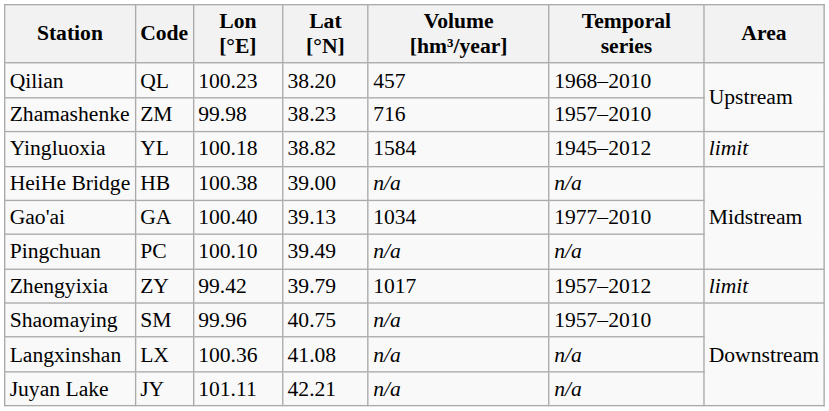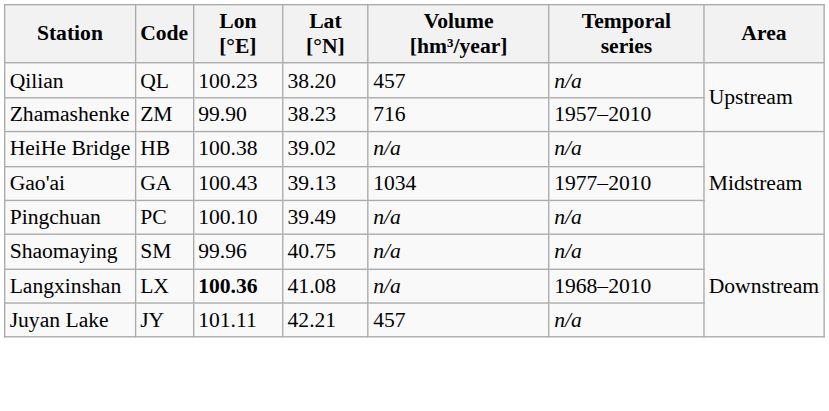(603, 80) 1968–2010 -> (568, 80) n/a
(222, 114) 99.98 -> (222, 114) 99.90
- row: (58, 148)
(312, 182) 39.00 -> (312, 148) 39.02
(228, 217) 100.40 -> (228, 182) 100.43
- row: (59, 285)
(603, 319) 1957–2010 -> (568, 251) n/a
(228, 354) normal -> (228, 285) bold
(568, 354) n/a -> (603, 285) 1968–2010
(387, 388) n/a -> (389, 319) 457
